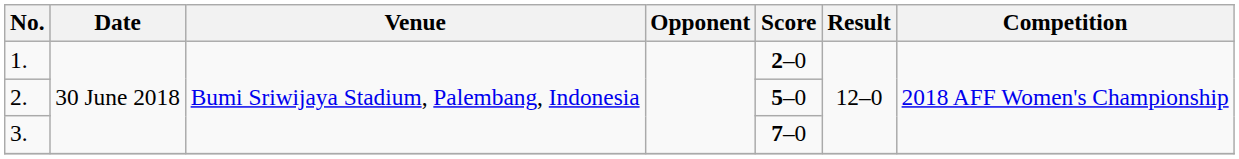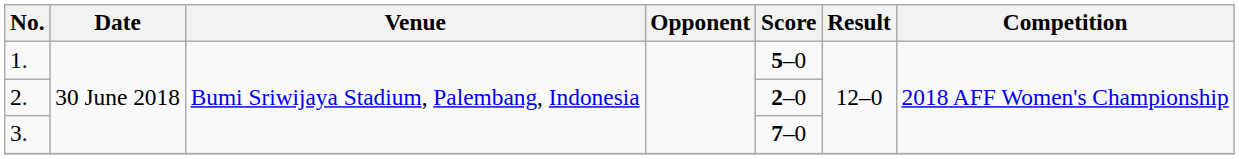(789, 60) 2–0 -> (789, 60) 5–0
(789, 97) 5–0 -> (789, 97) 2–0
